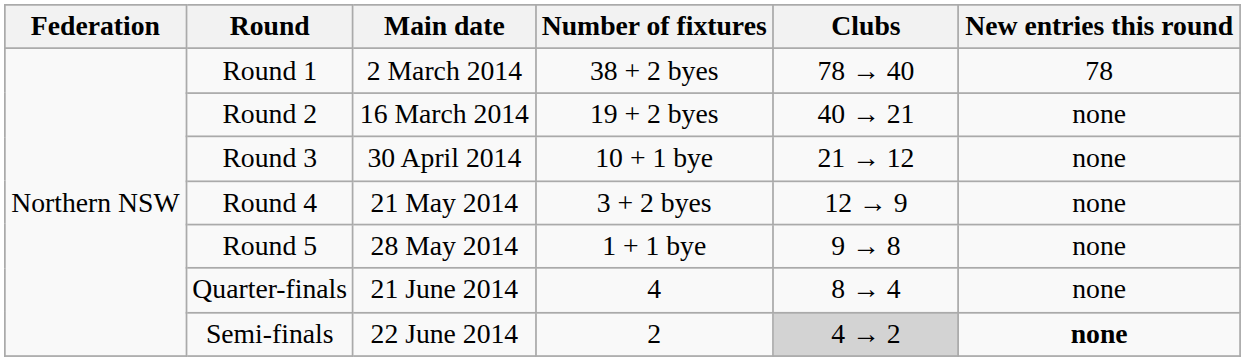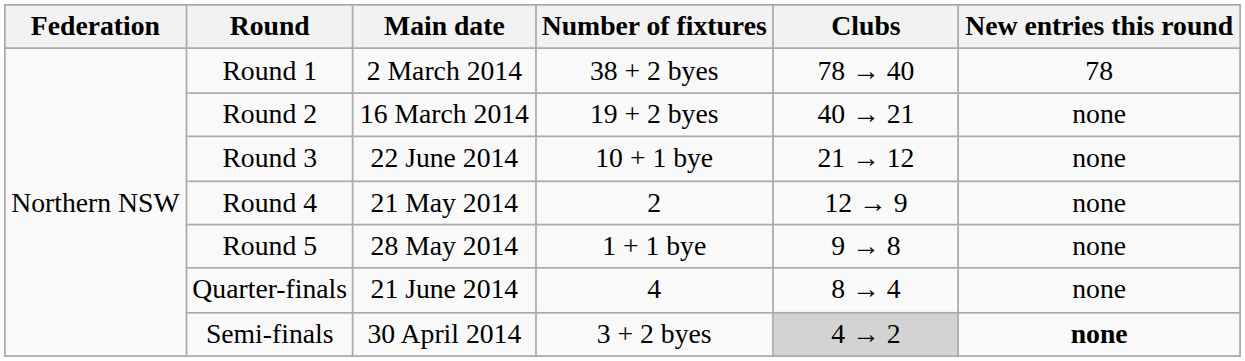(444, 158) 30 April 2014 -> (444, 158) 22 June 2014
(654, 202) 3 + 2 byes -> (654, 202) 2
(444, 333) 22 June 2014 -> (444, 333) 30 April 2014
(654, 333) 2 -> (654, 333) 3 + 2 byes
